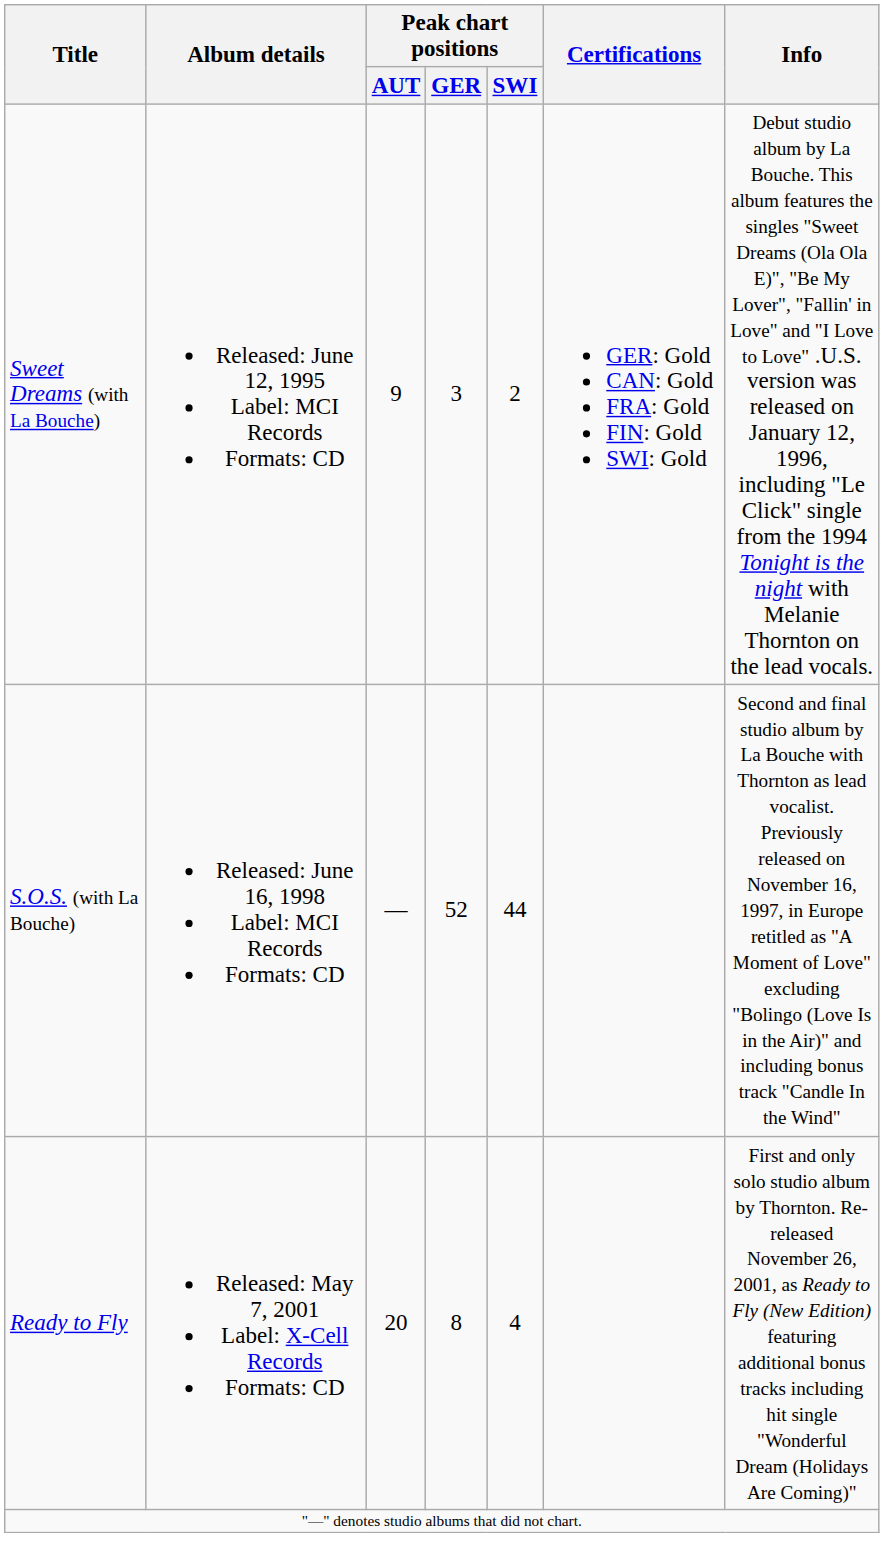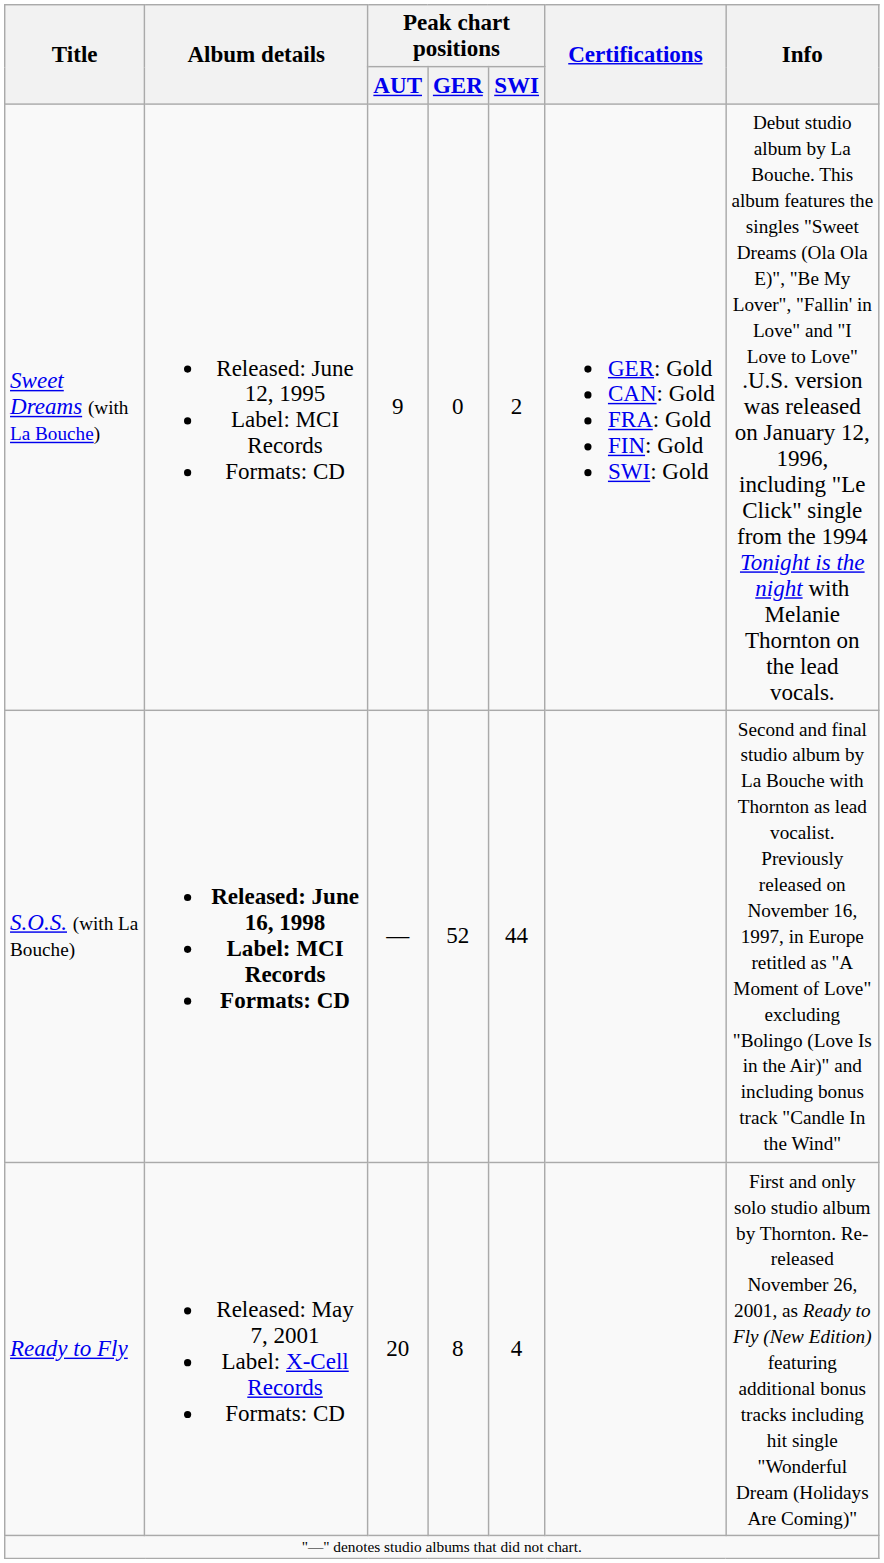(456, 393) 3 -> (458, 406) 0
(256, 923) normal -> (256, 949) bold
